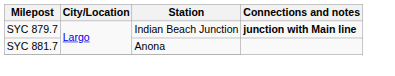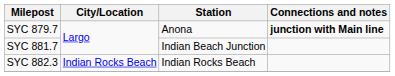(186, 29) Indian Beach Junction -> (177, 29) Anona
(150, 46) Anona -> (213, 46) Indian Beach Junction
+ row: (32, 63)
